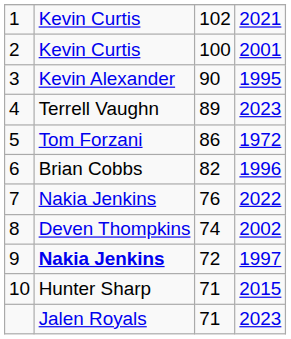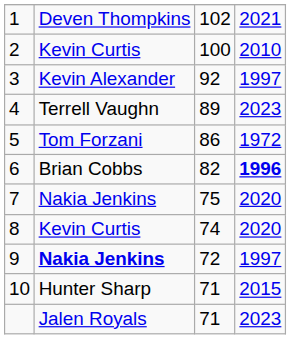(90, 19) Kevin Curtis -> (115, 19) Deven Thompkins
(260, 49) 2001 -> (260, 49) 2010
(210, 79) 90 -> (210, 79) 92
(260, 79) 1995 -> (260, 79) 1997
(260, 169) normal -> (260, 169) bold
(210, 199) 76 -> (210, 199) 75
(260, 199) 2022 -> (260, 199) 2020
(115, 229) Deven Thompkins -> (90, 229) Kevin Curtis
(260, 229) 2002 -> (260, 229) 2020
